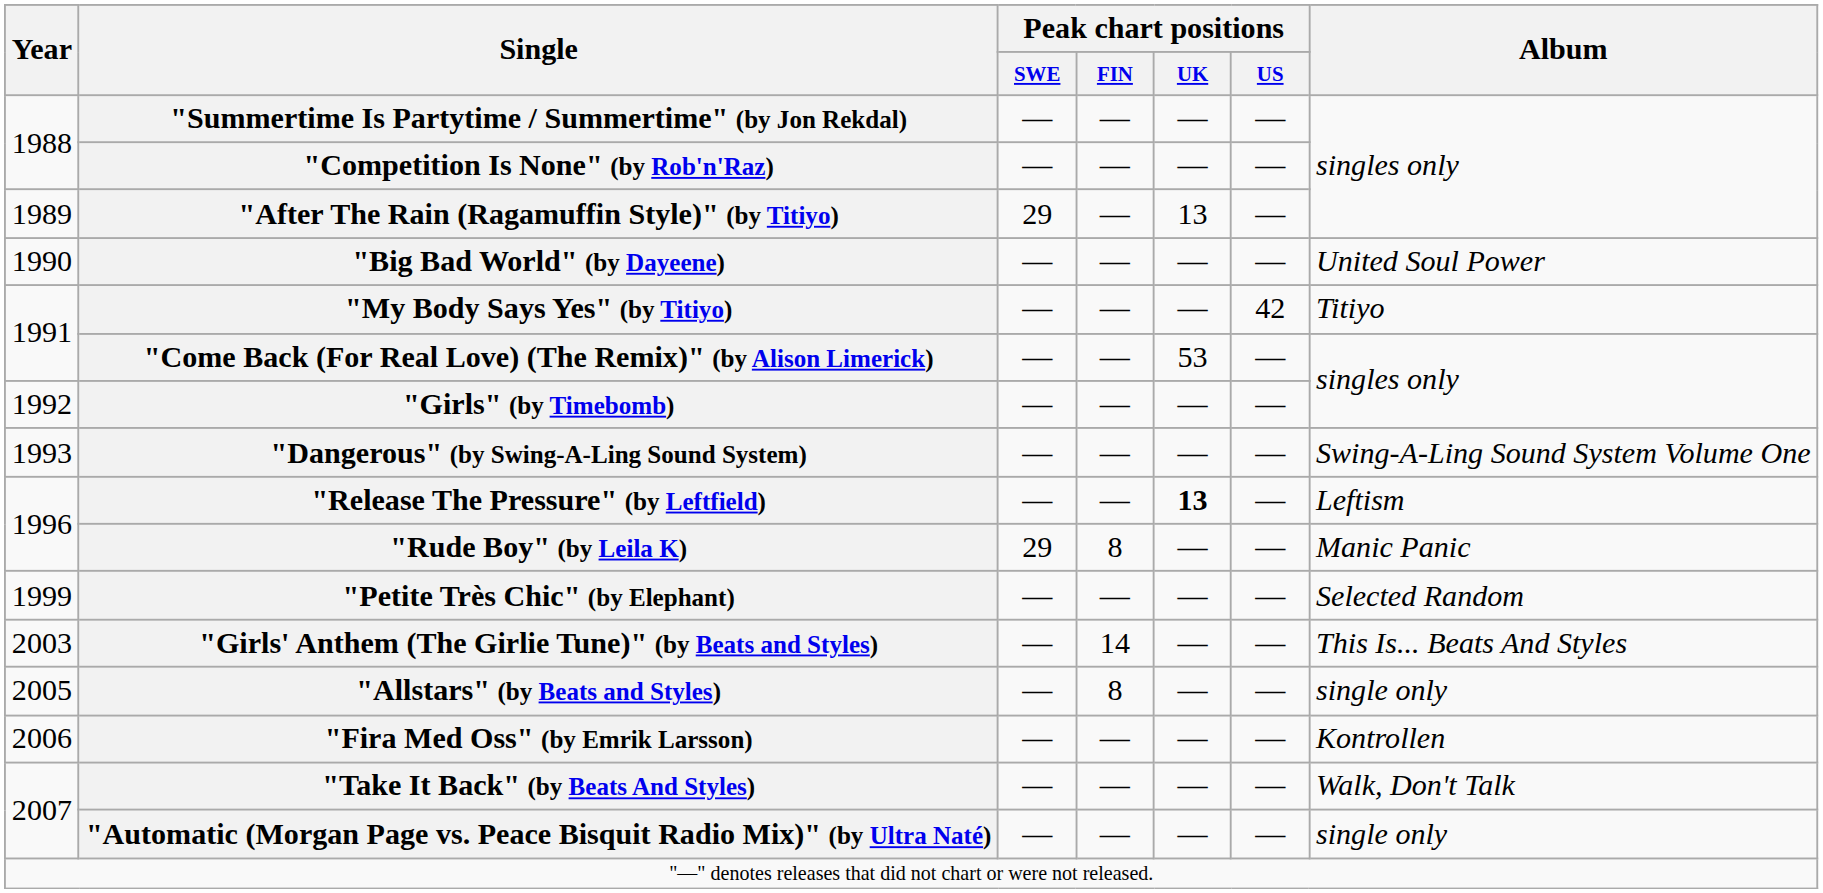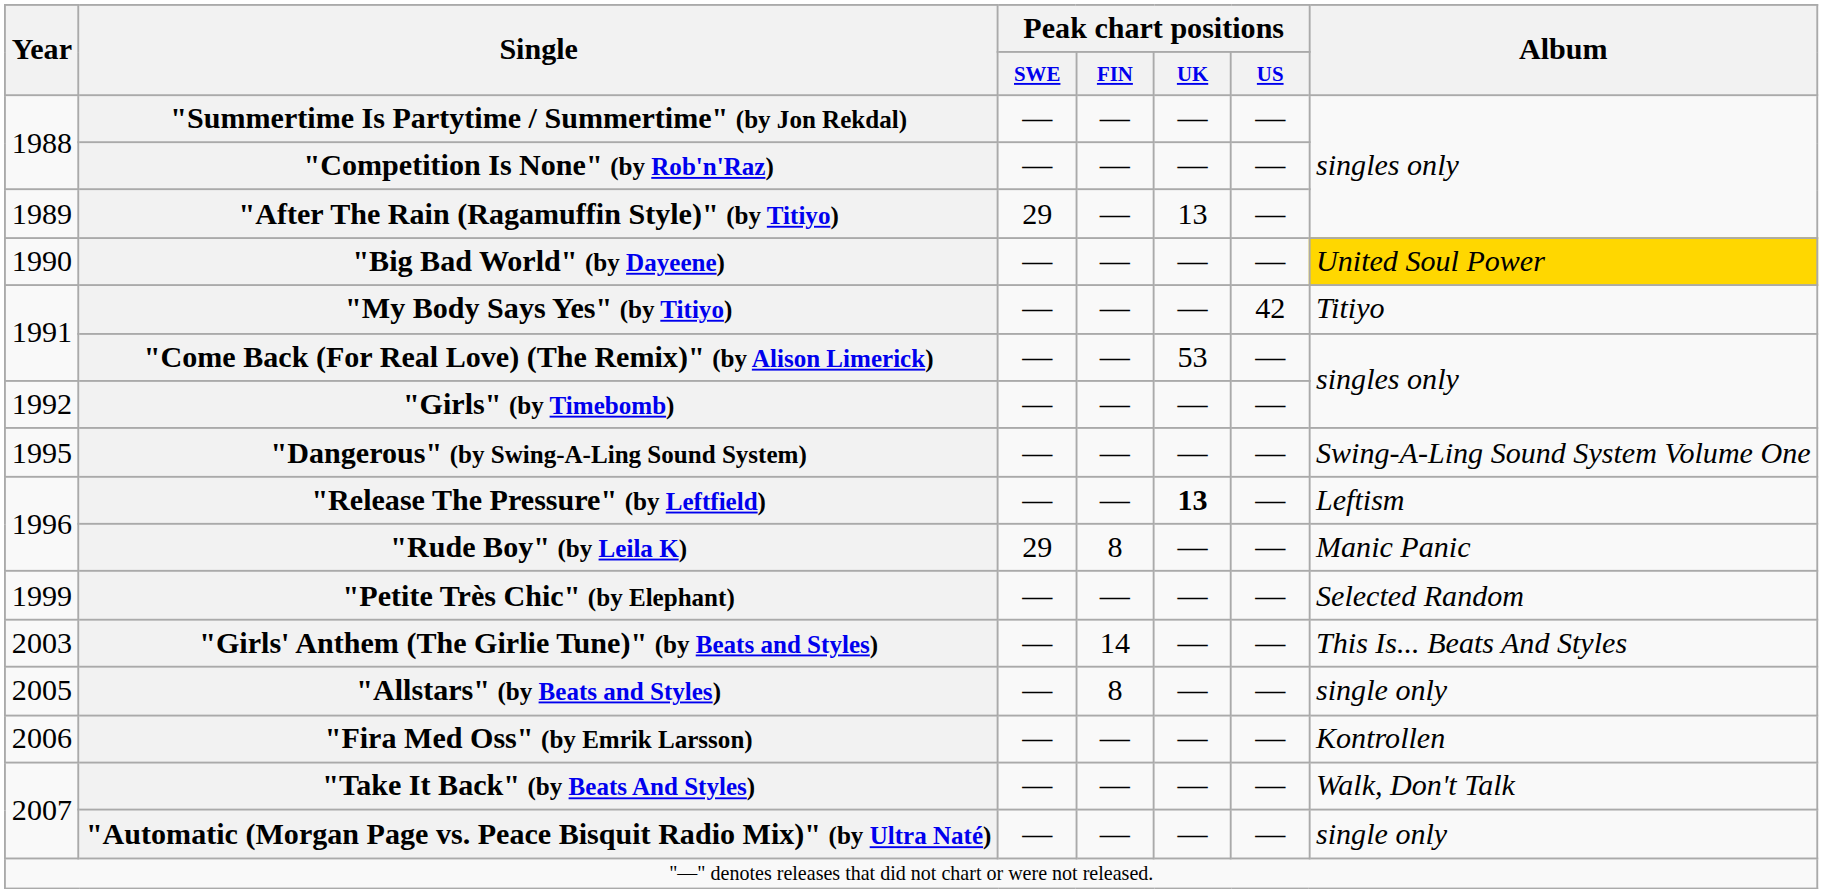(1430, 261) no background -> (1430, 261) gold background
(42, 451) 1993 -> (42, 451) 1995
